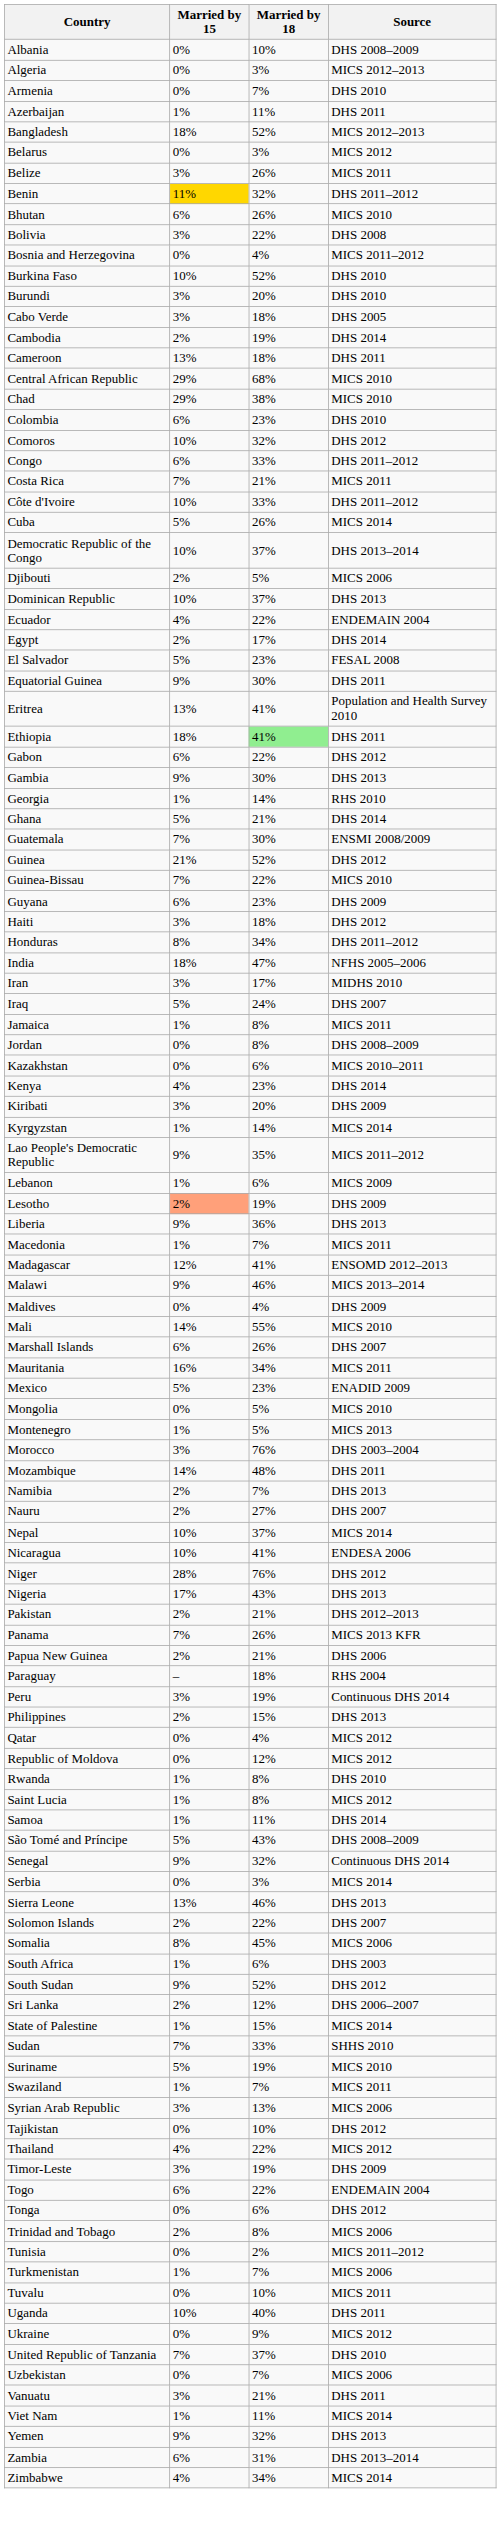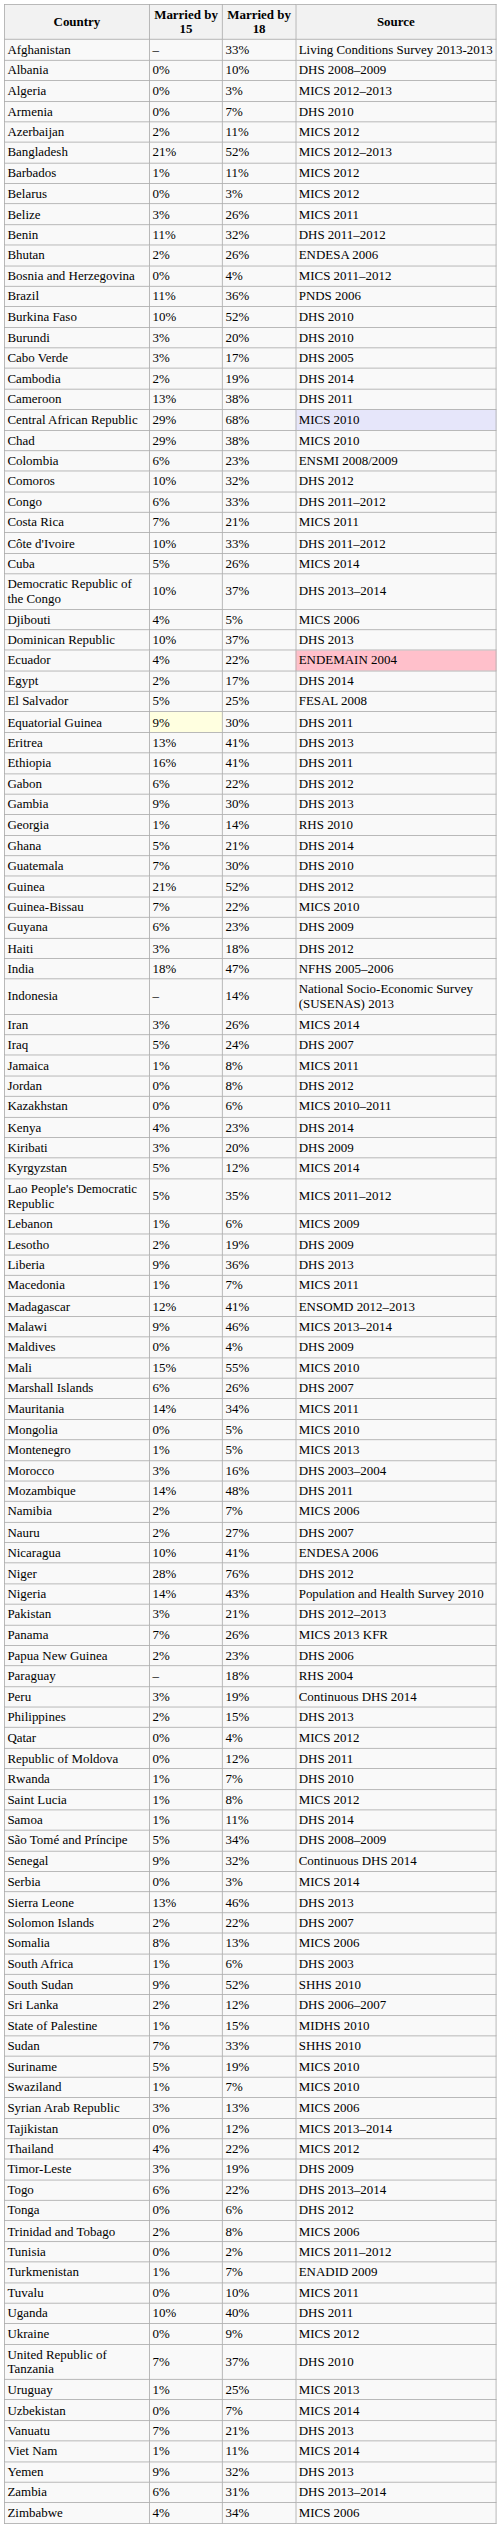+ row: (39, 49)
(181, 111) 1% -> (161, 132) 2%
(359, 111) DHS 2011 -> (329, 132) MICS 2012
(185, 132) 18% -> (164, 152) 21%
+ row: (32, 173)
(184, 193) gold background -> (164, 234) no background
(181, 214) 6% -> (161, 255) 2%
(362, 214) MICS 2010 -> (338, 255) ENDESA 2006
- row: (26, 234)
+ row: (23, 296)
(264, 317) 18% -> (237, 358) 17%
(264, 358) 18% -> (237, 399) 38%
(362, 378) no background -> (329, 419) lavender background
(359, 419) DHS 2010 -> (348, 460) ENSMI 2008/2009
(181, 578) 2% -> (161, 619) 4%
(380, 619) no background -> (348, 660) pink background
(264, 660) 23% -> (237, 701) 25%
(181, 681) no background -> (161, 722) lightyellow background
(409, 708) Population and Health Survey 2010 -> (326, 742) DHS 2013
(185, 736) 18% -> (164, 763) 16%
(264, 736) lightgreen background -> (237, 763) no background
(381, 839) ENSMI 2008/2009 -> (326, 866) DHS 2010
- row: (33, 942)
+ row: (33, 996)
(264, 983) 17% -> (237, 1024) 26%
(367, 983) MIDHS 2010 -> (329, 1024) MICS 2014
(375, 1045) DHS 2008–2009 -> (326, 1086) DHS 2012
(181, 1127) 1% -> (161, 1168) 5%
(264, 1127) 14% -> (237, 1168) 12%
(181, 1155) 9% -> (161, 1196) 5%
(181, 1203) lightsalmon background -> (161, 1244) no background
(185, 1326) 14% -> (164, 1367) 15%
(185, 1367) 16% -> (164, 1409) 14%
- row: (27, 1388)
(264, 1450) 76% -> (237, 1470) 16%
(359, 1491) DHS 2013 -> (329, 1511) MICS 2006
- row: (23, 1532)
(185, 1594) 17% -> (164, 1594) 14%
(359, 1594) DHS 2013 -> (391, 1594) Population and Health Survey 2010
(181, 1614) 2% -> (161, 1614) 3%
(264, 1655) 21% -> (237, 1655) 23%
(362, 1758) MICS 2012 -> (326, 1758) DHS 2011
(261, 1779) 8% -> (234, 1779) 7%
(264, 1840) 43% -> (237, 1840) 34%
(264, 1943) 45% -> (237, 1943) 13%
(359, 1984) DHS 2012 -> (330, 1984) SHHS 2010
(362, 2025) MICS 2014 -> (334, 2025) MIDHS 2010
(361, 2087) MICS 2011 -> (329, 2087) MICS 2010
(264, 2128) 10% -> (237, 2128) 12%
(359, 2128) DHS 2012 -> (345, 2128) MICS 2013–2014
(380, 2190) ENDEMAIN 2004 -> (342, 2190) DHS 2013–2014
(362, 2272) MICS 2006 -> (338, 2272) ENADID 2009
+ row: (30, 2389)
(362, 2375) MICS 2006 -> (329, 2410) MICS 2014
(181, 2395) 3% -> (161, 2430) 7%
(359, 2395) DHS 2011 -> (326, 2430) DHS 2013
(362, 2477) MICS 2014 -> (329, 2513) MICS 2006
